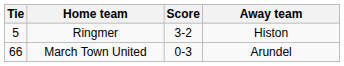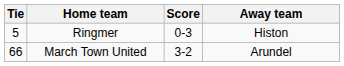(183, 33) 3-2 -> (183, 33) 0-3
(183, 52) 0-3 -> (183, 52) 3-2
